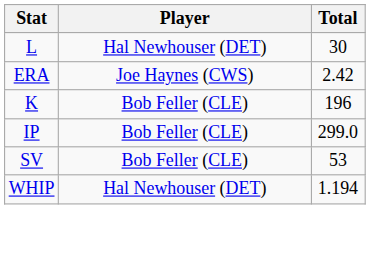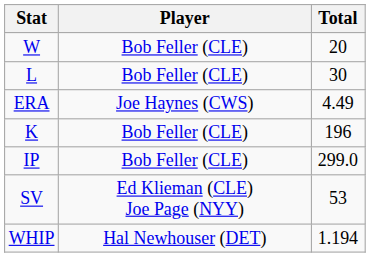+ row: (32, 47)
(185, 47) Hal Newhouser (DET) -> (185, 75) Bob Feller (CLE)
(338, 75) 2.42 -> (338, 103) 4.49
(185, 160) Bob Feller (CLE) -> (185, 199) Ed Klieman (CLE) Joe Page (NYY)
